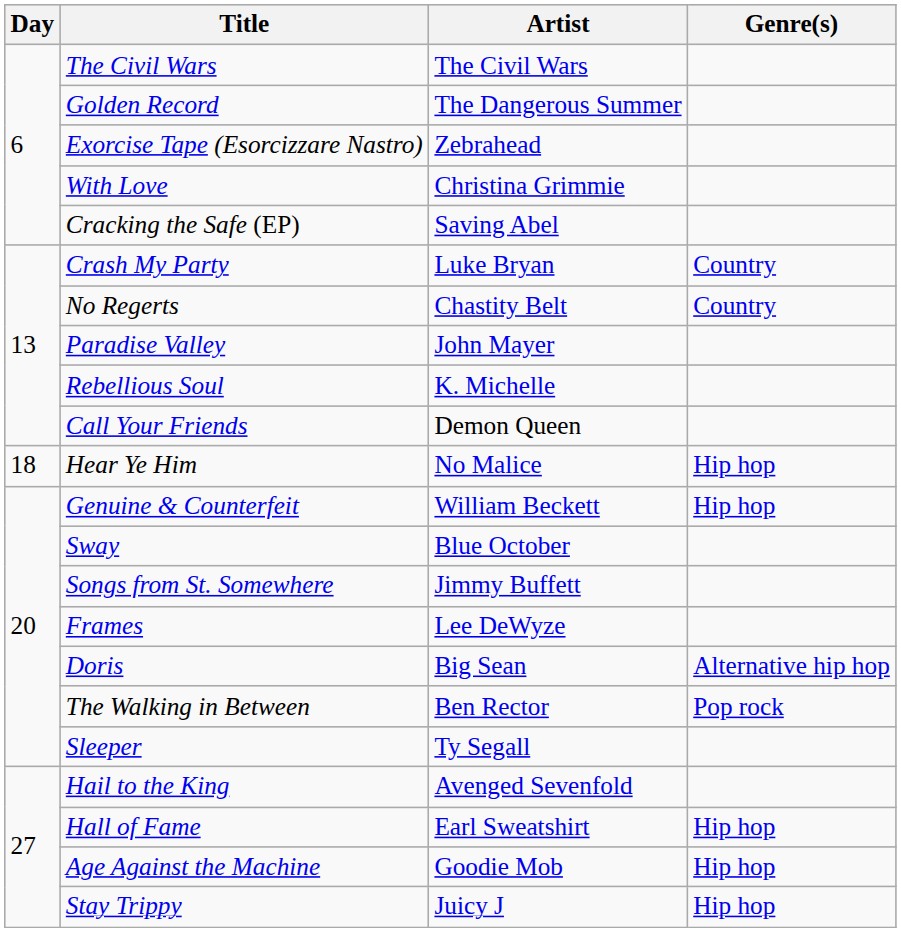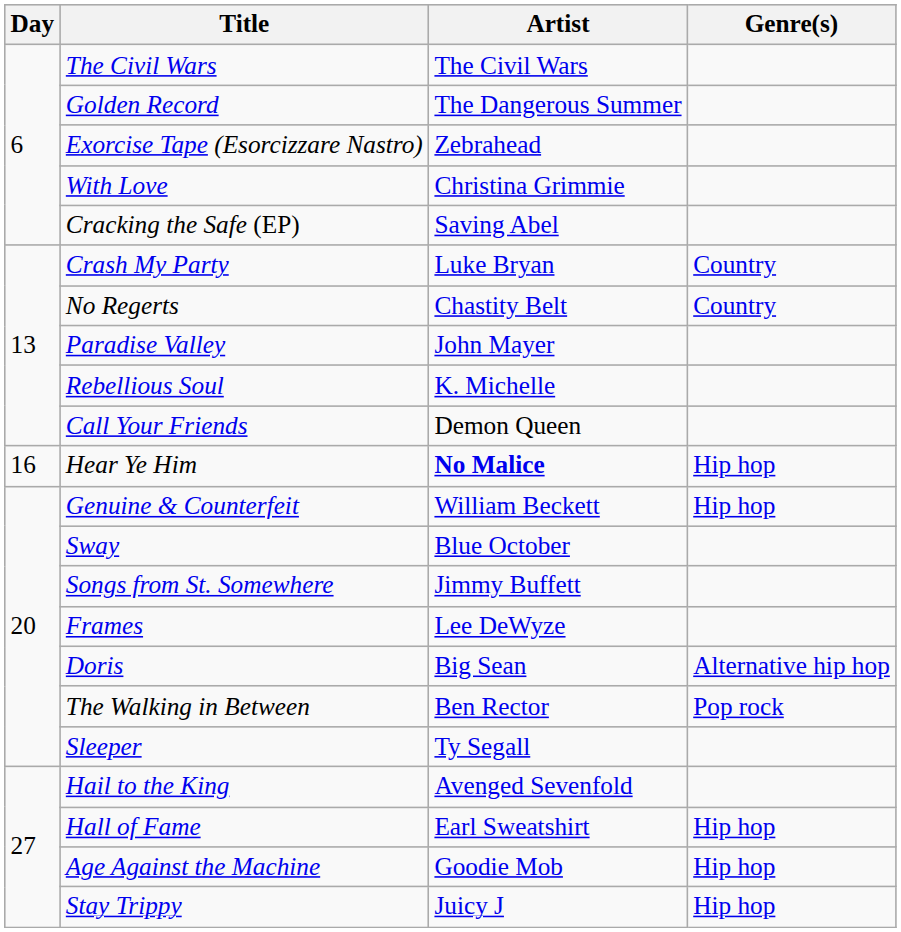(23, 465) 18 -> (23, 465) 16
(488, 465) normal -> (490, 465) bold
